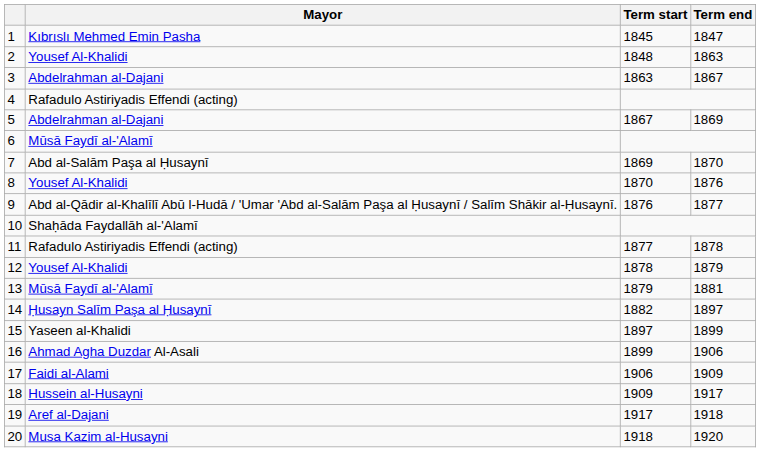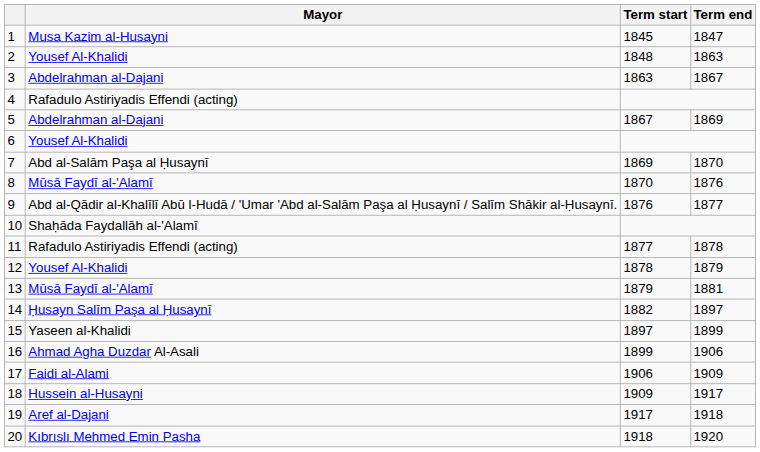(114, 36) Kıbrıslı Mehmed Emin Pasha -> (98, 36) Musa Kazim al-Husayni
(91, 141) Mūsā Faydī al-'Alamī -> (78, 141) Yousef Al-Khalidi
(78, 183) Yousef Al-Khalidi -> (91, 183) Mūsā Faydī al-'Alamī
(98, 436) Musa Kazim al-Husayni -> (114, 436) Kıbrıslı Mehmed Emin Pasha
